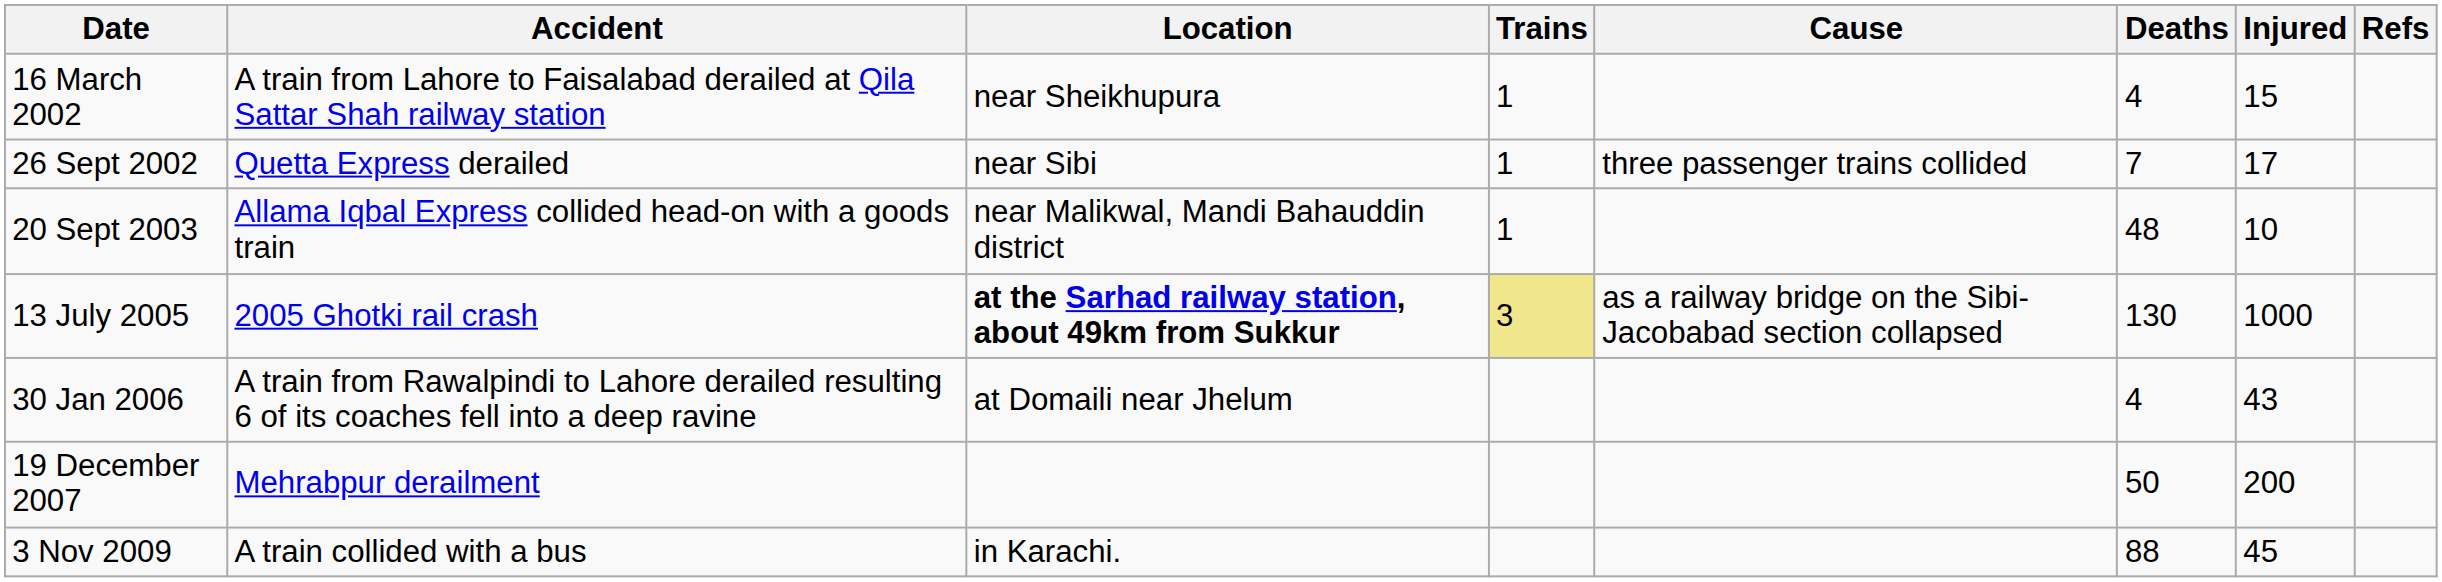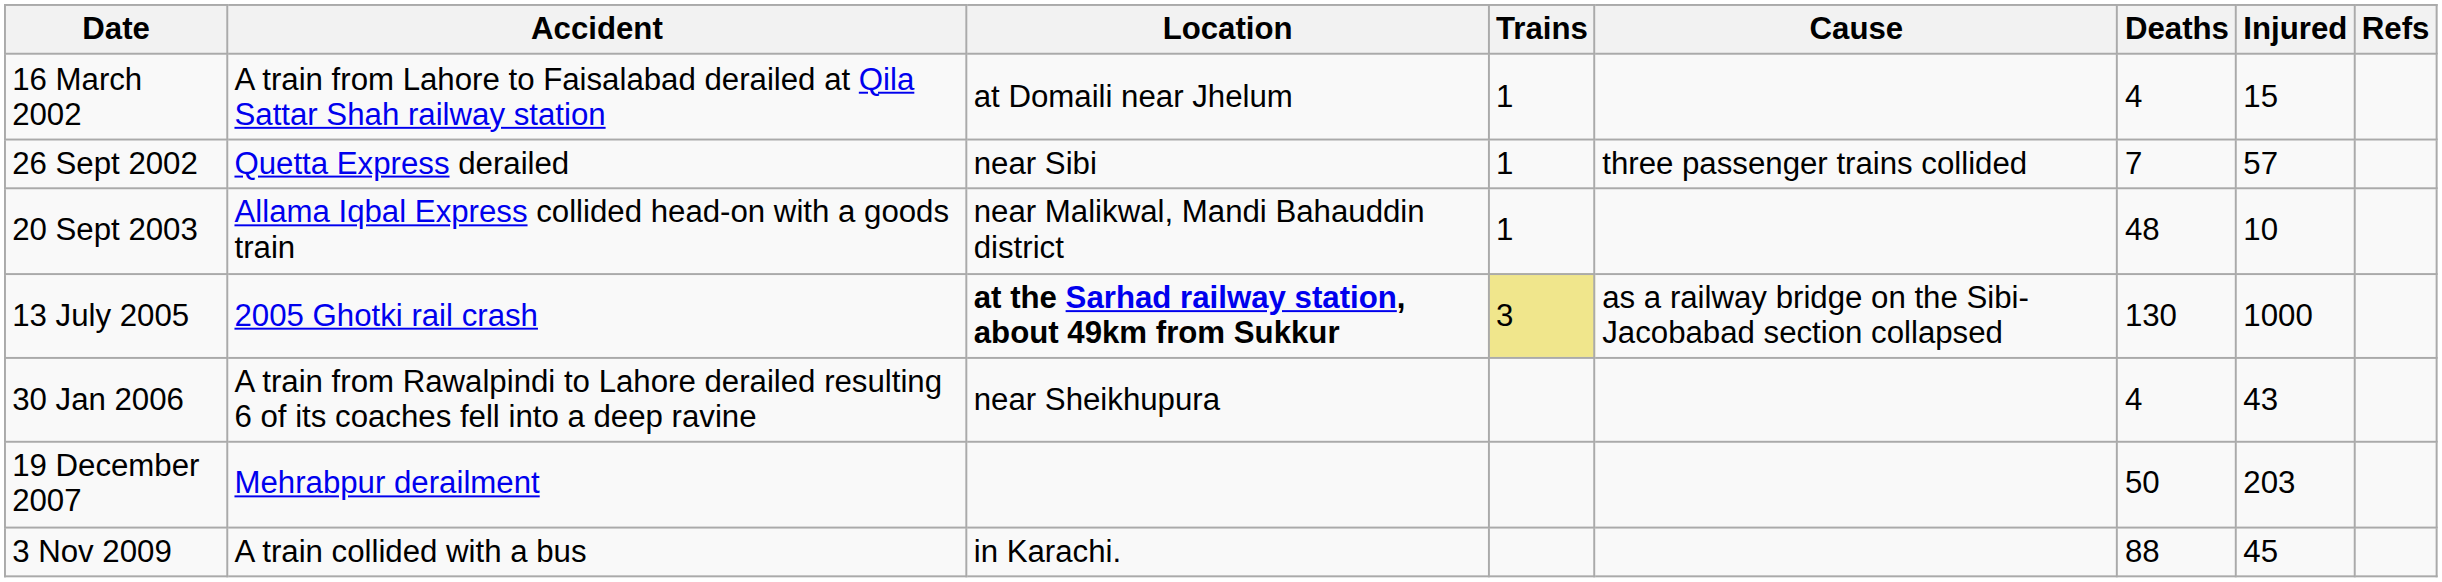(1097, 96) near Sheikhupura -> (1133, 96) at Domaili near Jhelum
(2261, 163) 17 -> (2261, 163) 57
(1133, 399) at Domaili near Jhelum -> (1097, 399) near Sheikhupura
(2269, 484) 200 -> (2269, 484) 203
